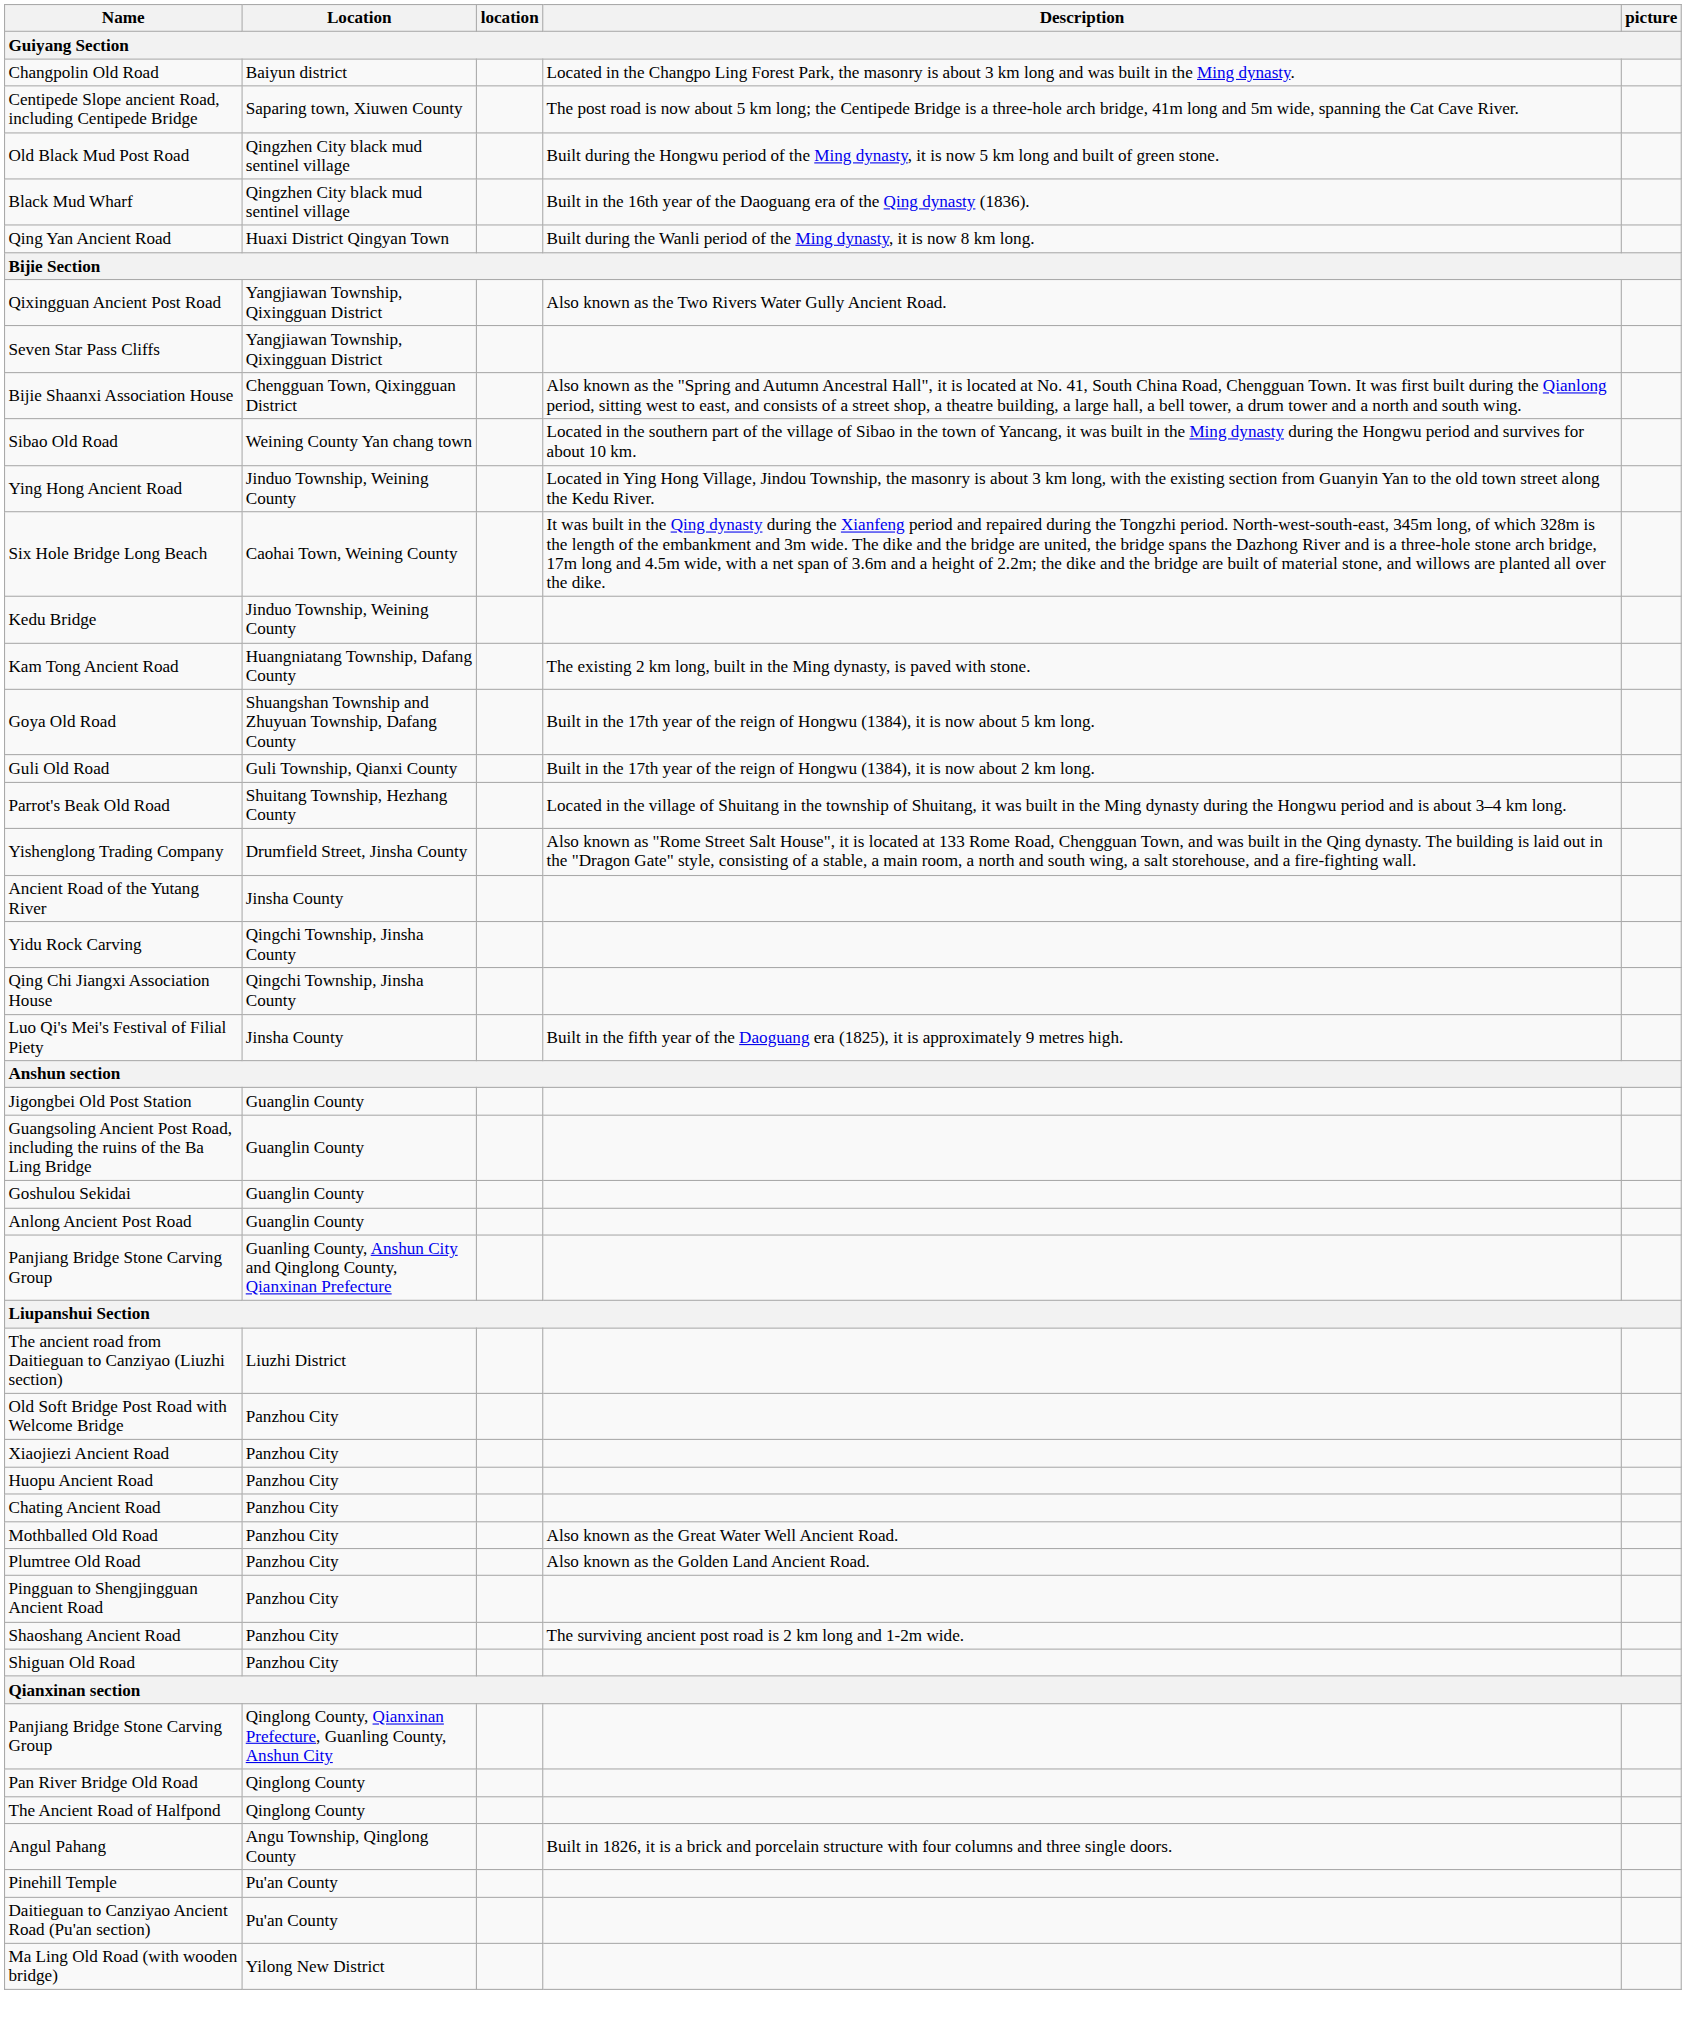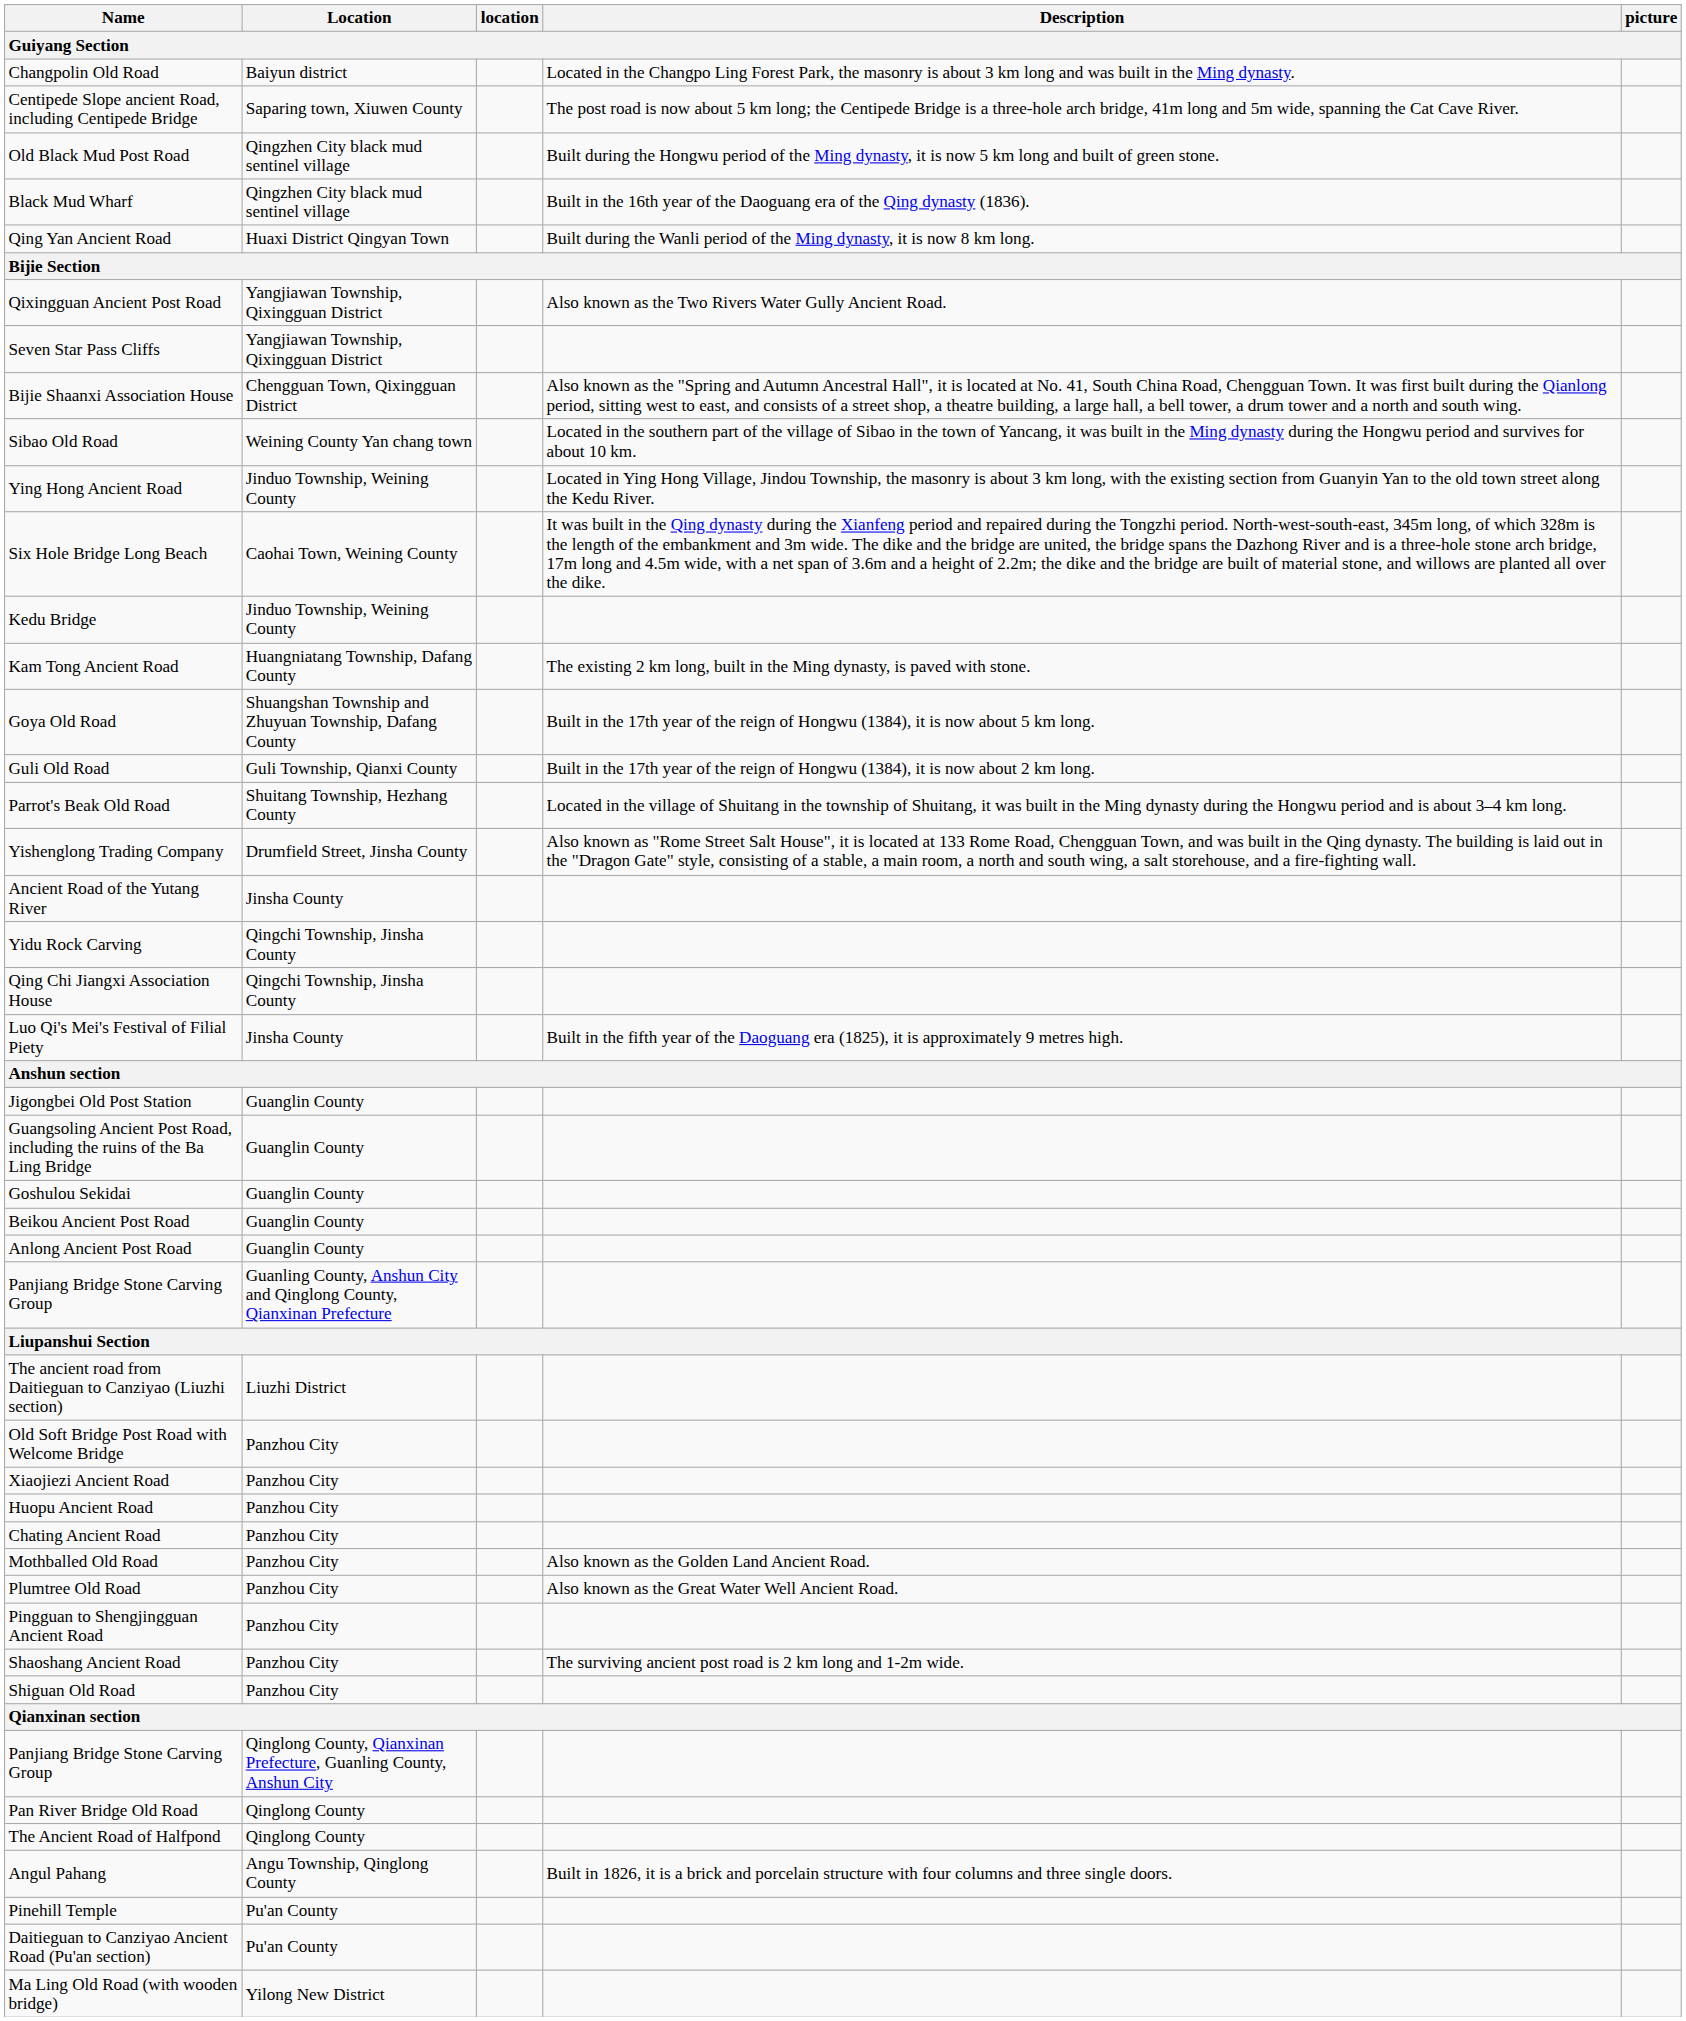+ row: (99, 1221)
(722, 1534) Also known as the Great Water Well Ancient Road. -> (708, 1561) Also known as the Golden Land Ancient Road.
(708, 1561) Also known as the Golden Land Ancient Road. -> (722, 1589) Also known as the Great Water Well Ancient Road.
